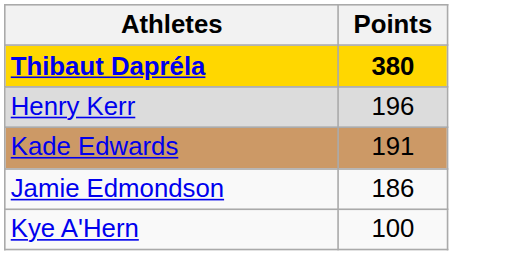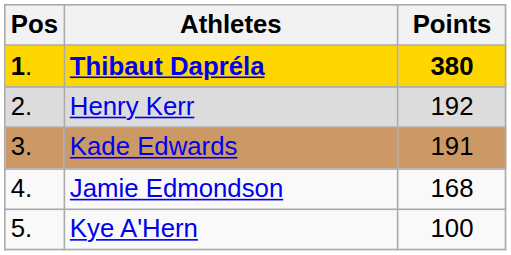+ column: (34, 24)
(393, 106) 196 -> (452, 106) 192
(393, 188) 186 -> (452, 188) 168
